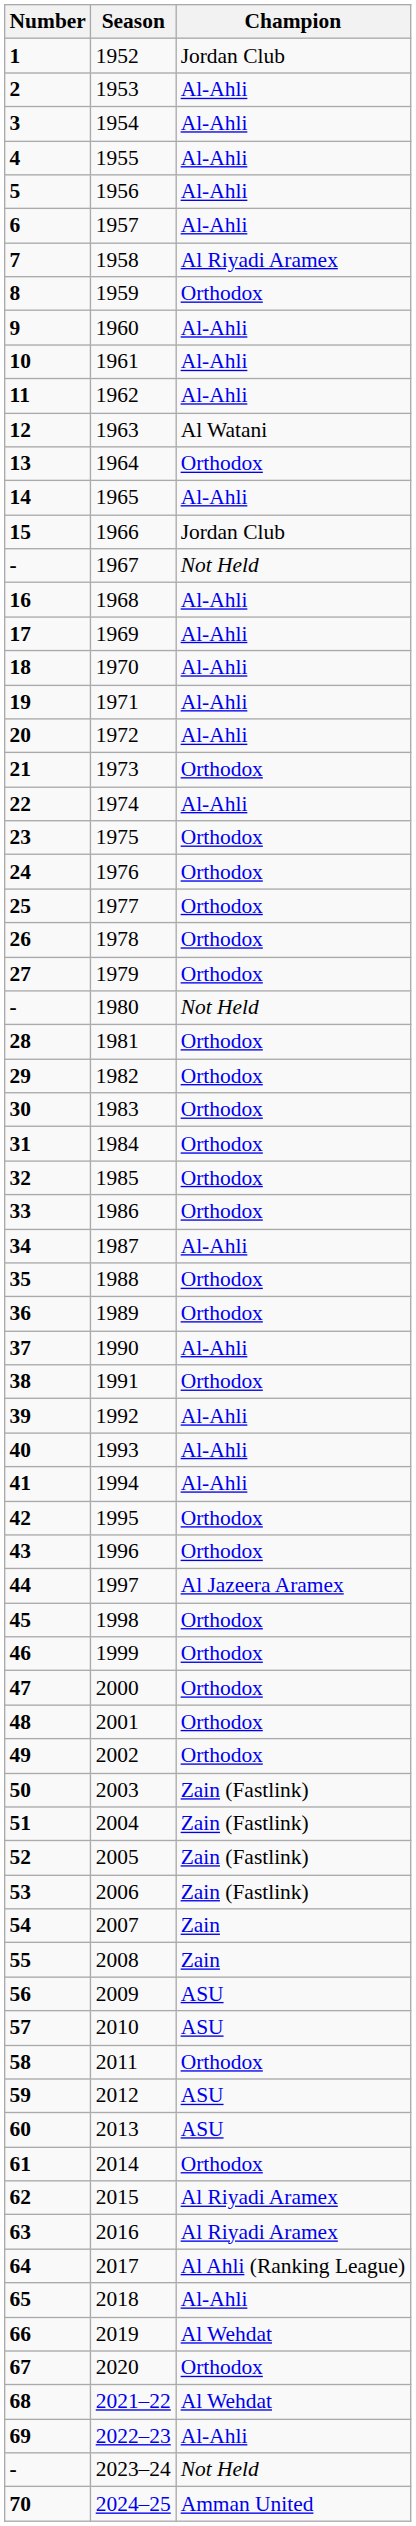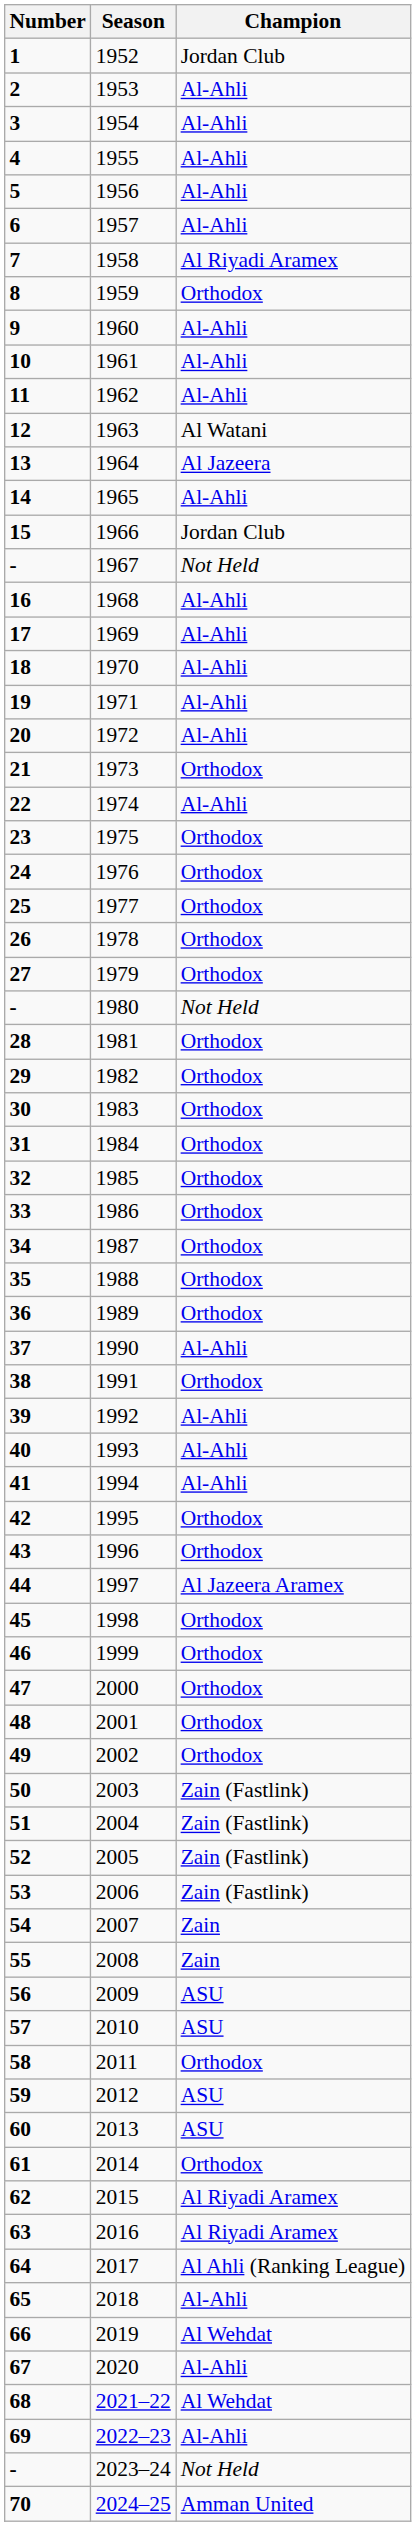(222, 463) Orthodox -> (226, 463) Al Jazeera
(214, 1245) Al-Ahli -> (222, 1245) Orthodox
(222, 2367) Orthodox -> (214, 2367) Al-Ahli
